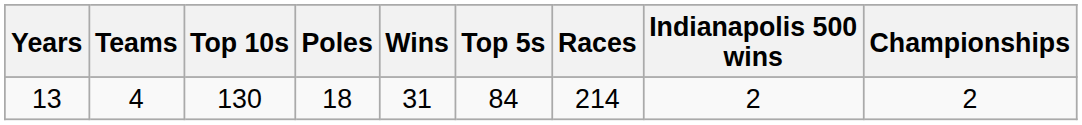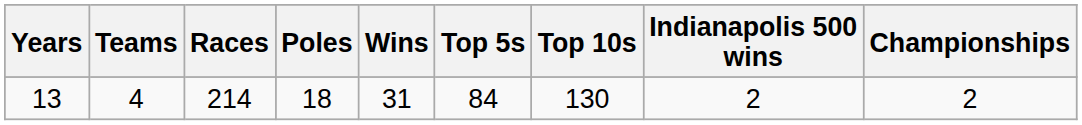columns swapped: (597, 41) <-> (240, 41)
